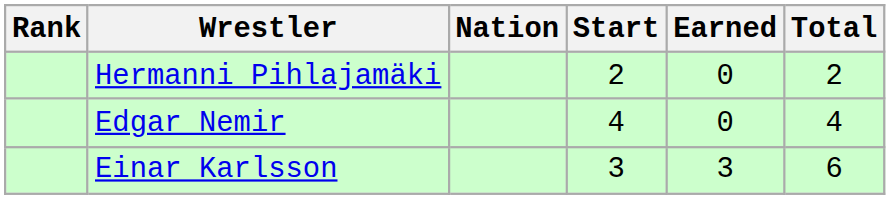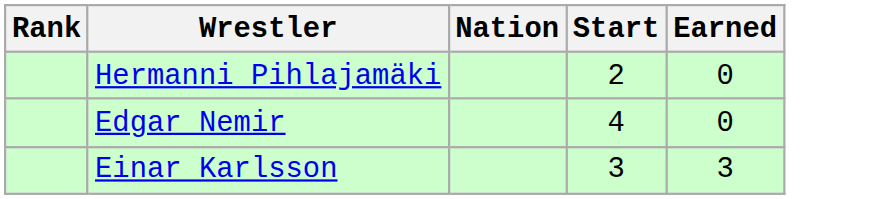- column: (834, 29)
